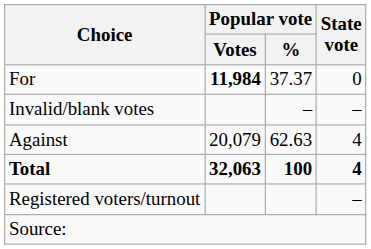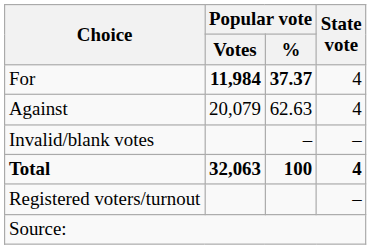(291, 79) normal -> (291, 79) bold
(357, 79) 0 -> (357, 79) 4
rows swapped: (38, 139) <-> (82, 109)
